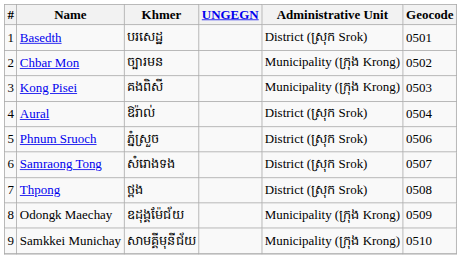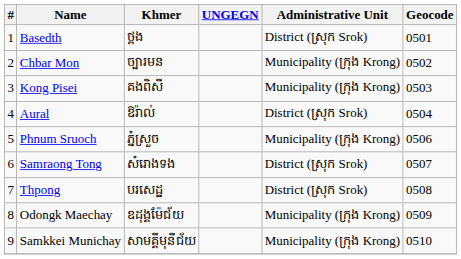(145, 36) បរសេដ្ឋ -> (135, 36) ថ្ពង
(316, 138) District (ស្រុក Srok) -> (332, 138) Municipality (ក្រុង Krong)
(135, 189) ថ្ពង -> (145, 189) បរសេដ្ឋ
